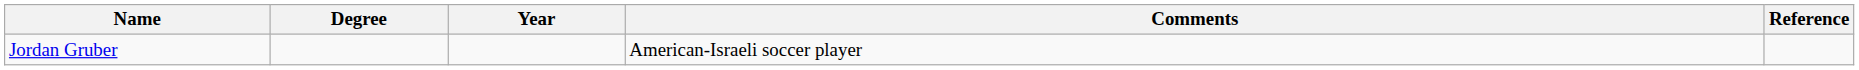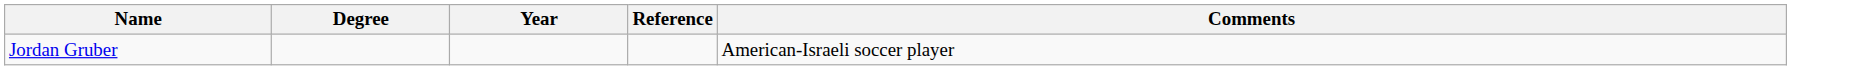columns swapped: (1195, 19) <-> (1809, 19)
